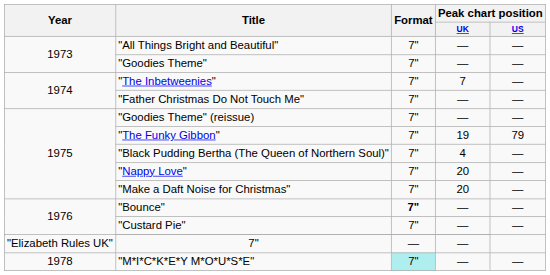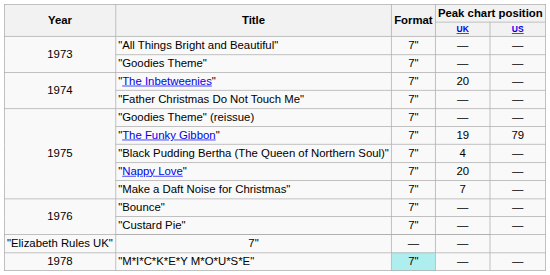(463, 81) 7 -> (463, 81) 20
(463, 189) 20 -> (463, 189) 7
(413, 207) bold -> (413, 207) normal
